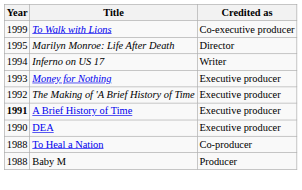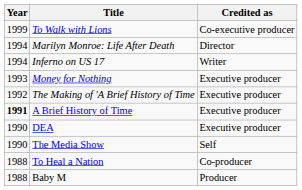(17, 45) 1995 -> (17, 45) 1994
+ row: (68, 144)
